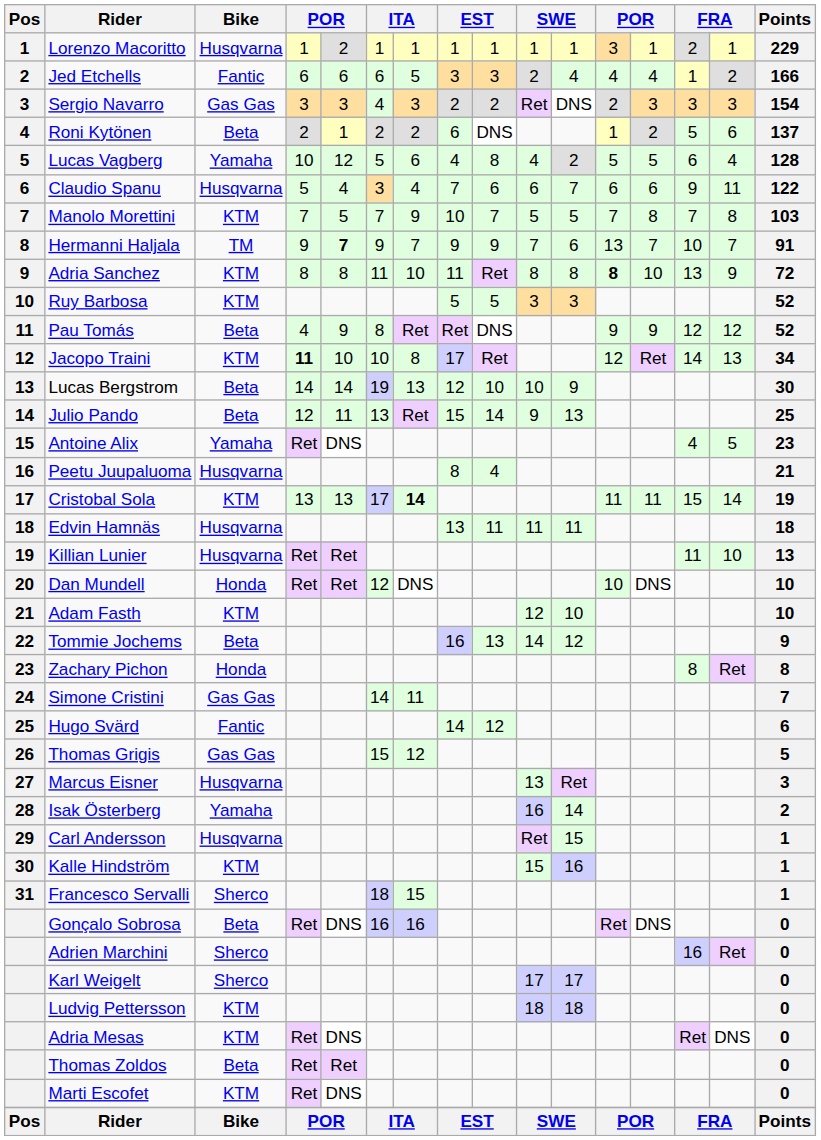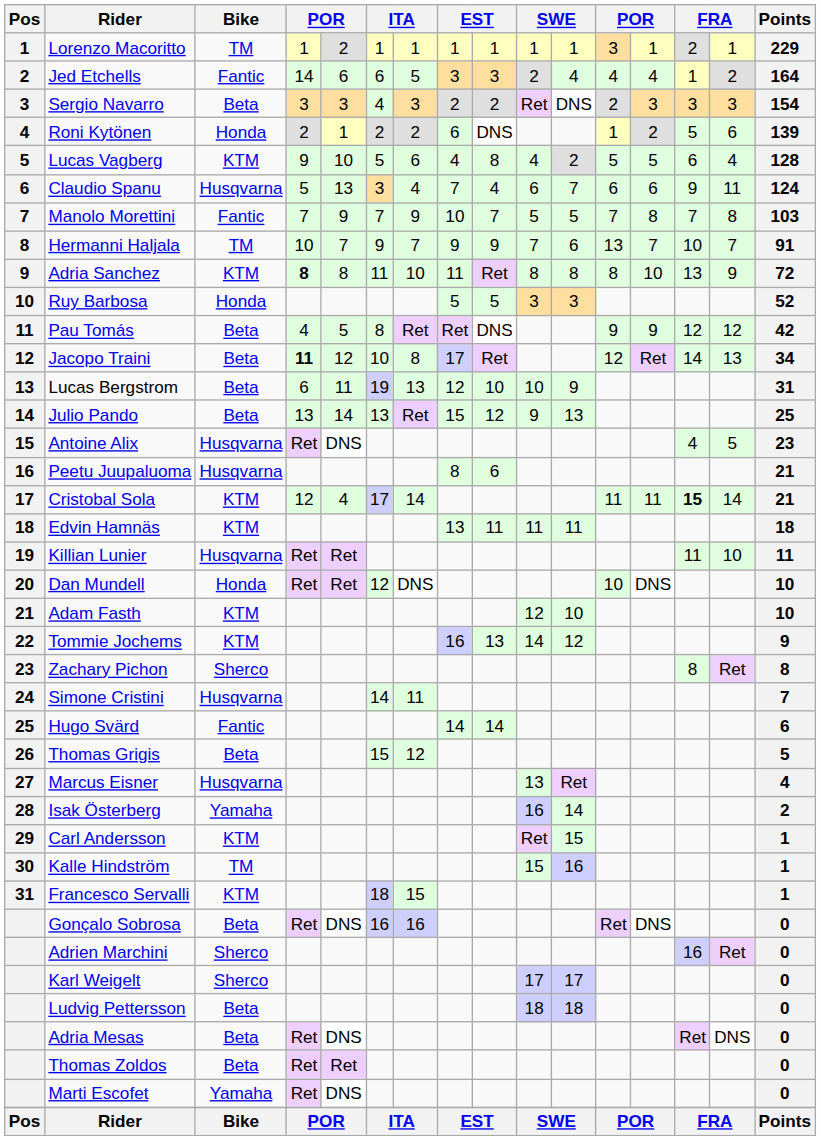(241, 47) Husqvarna -> (241, 47) TM
(304, 75) 6 -> (304, 75) 14
(785, 75) 166 -> (785, 75) 164
(241, 103) Gas Gas -> (241, 103) Beta
(241, 132) Beta -> (241, 132) Honda
(785, 132) 137 -> (785, 132) 139
(241, 160) Yamaha -> (241, 160) KTM
(304, 160) 10 -> (304, 160) 9
(344, 160) 12 -> (344, 160) 10
(344, 188) 4 -> (344, 188) 13
(495, 188) 6 -> (495, 188) 4
(785, 188) 122 -> (785, 188) 124
(241, 216) KTM -> (241, 216) Fantic
(344, 216) 5 -> (344, 216) 9
(304, 245) 9 -> (304, 245) 10
(344, 245) bold -> (344, 245) normal
(304, 273) normal -> (304, 273) bold
(613, 273) bold -> (613, 273) normal
(241, 301) KTM -> (241, 301) Honda
(344, 330) 9 -> (344, 330) 5
(785, 330) 52 -> (785, 330) 42
(241, 358) KTM -> (241, 358) Beta
(344, 358) 10 -> (344, 358) 12
(304, 386) 14 -> (304, 386) 6
(344, 386) 14 -> (344, 386) 11
(785, 386) 30 -> (785, 386) 31
(304, 414) 12 -> (304, 414) 13
(344, 414) 11 -> (344, 414) 14
(494, 414) 14 -> (494, 414) 12
(241, 443) Yamaha -> (241, 443) Husqvarna
(495, 471) 4 -> (495, 471) 6
(304, 499) 13 -> (304, 499) 12
(344, 499) 13 -> (344, 499) 4
(415, 499) bold -> (415, 499) normal
(693, 499) normal -> (693, 499) bold
(785, 499) 19 -> (785, 499) 21
(241, 527) Husqvarna -> (241, 527) KTM
(785, 556) 13 -> (785, 556) 11
(241, 640) Beta -> (241, 640) KTM
(241, 669) Honda -> (241, 669) Sherco
(241, 697) Gas Gas -> (241, 697) Husqvarna
(494, 725) 12 -> (494, 725) 14
(241, 754) Gas Gas -> (241, 754) Beta
(785, 782) 3 -> (785, 782) 4
(241, 838) Husqvarna -> (241, 838) KTM
(241, 867) KTM -> (241, 867) TM
(241, 895) Sherco -> (241, 895) KTM
(241, 1008) KTM -> (241, 1008) Beta
(241, 1036) KTM -> (241, 1036) Beta
(241, 1093) KTM -> (241, 1093) Yamaha
